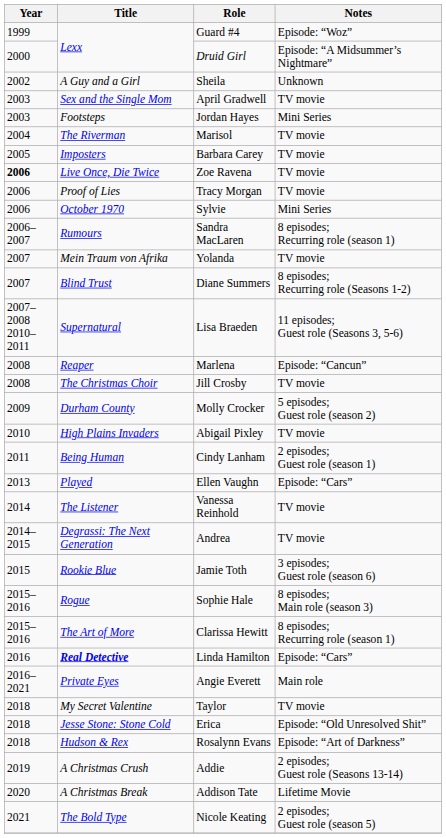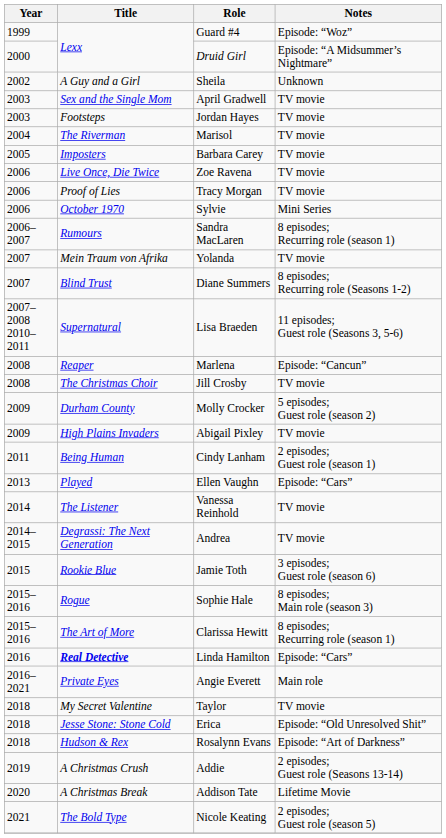(305, 117) Mini Series -> (301, 117) TV movie
(19, 172) bold -> (19, 172) normal
(19, 433) 2010 -> (19, 433) 2009
